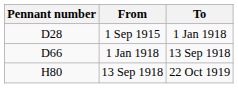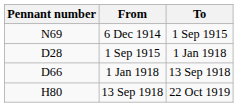+ row: (132, 33)
